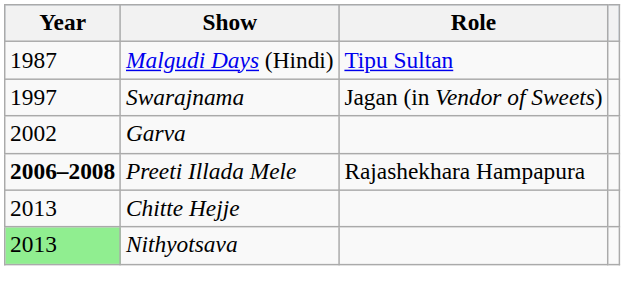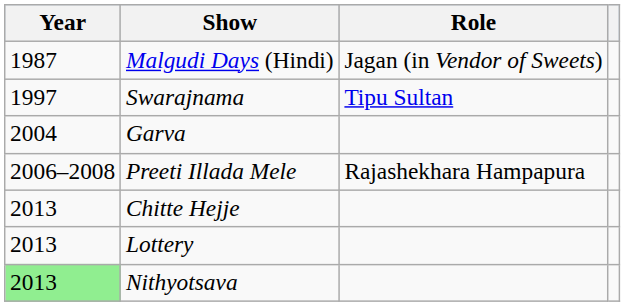(399, 60) Tipu Sultan -> (474, 60) Jagan (in Vendor of Sweets)
(474, 97) Jagan (in Vendor of Sweets) -> (399, 97) Tipu Sultan
(33, 134) 2002 -> (33, 134) 2004
(63, 171) bold -> (63, 171) normal
+ row: (160, 245)
